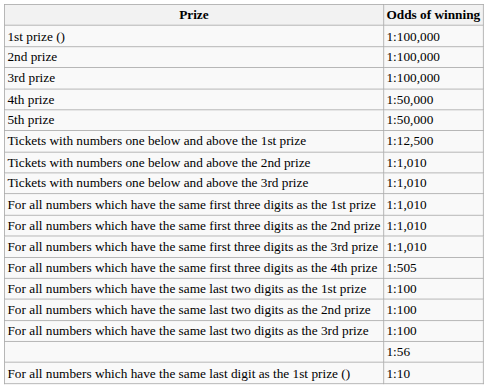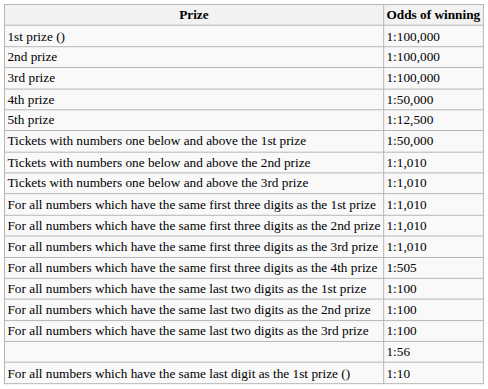(410, 120) 1:50,000 -> (410, 120) 1:12,500
(410, 141) 1:12,500 -> (410, 141) 1:50,000
